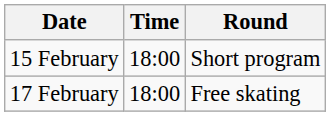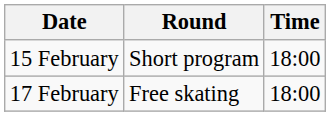columns swapped: (155, 22) <-> (255, 22)
